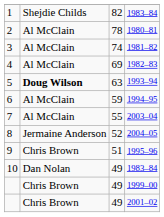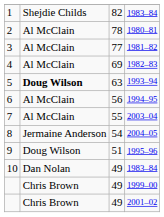(117, 47) 74 -> (117, 47) 77
(117, 99) 59 -> (117, 99) 56
(117, 133) 52 -> (117, 133) 54
(51, 151) Chris Brown -> (52, 151) Doug Wilson
